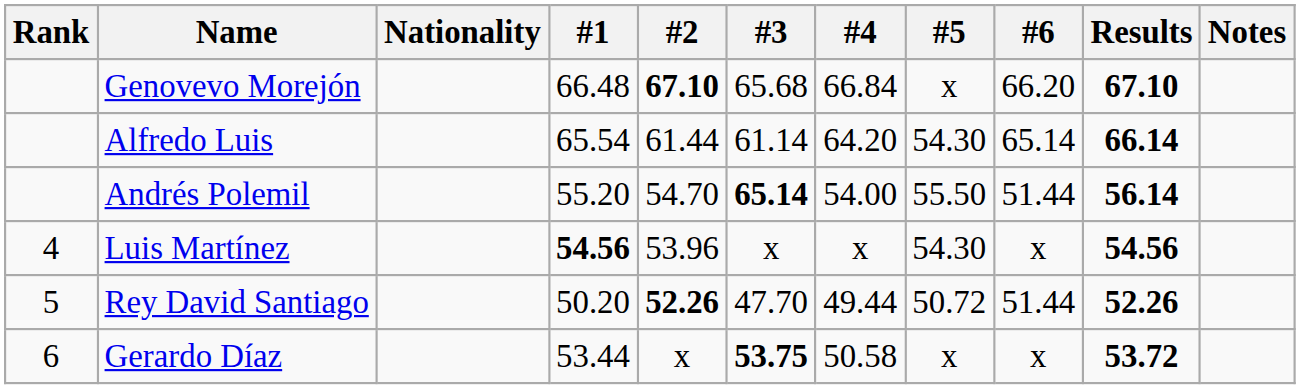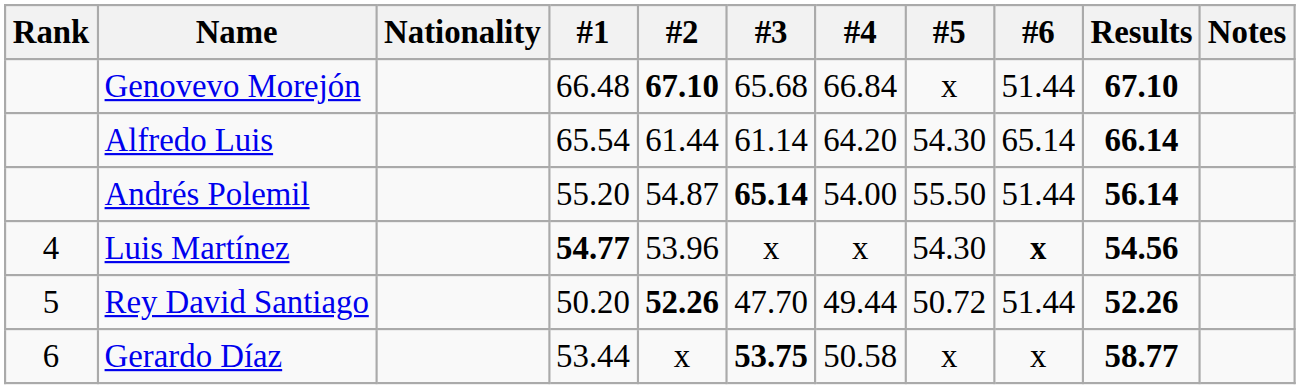(1038, 85) 66.20 -> (1038, 85) 51.44
(682, 194) 54.70 -> (682, 194) 54.87
(593, 248) 54.56 -> (593, 248) 54.77
(1038, 248) normal -> (1038, 248) bold
(1142, 356) 53.72 -> (1142, 356) 58.77
